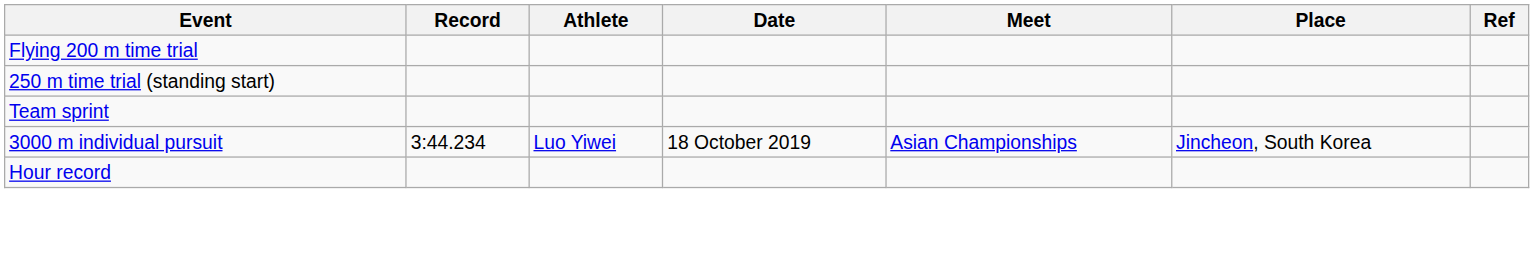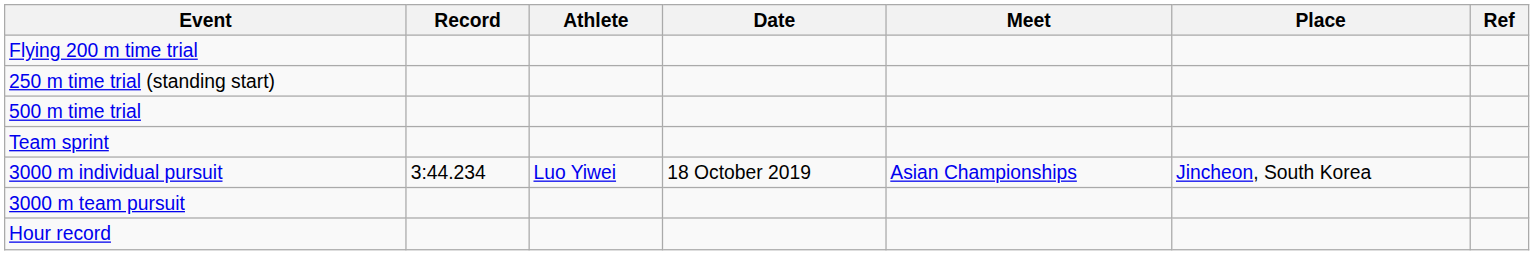+ row: (75, 112)
+ row: (97, 203)
